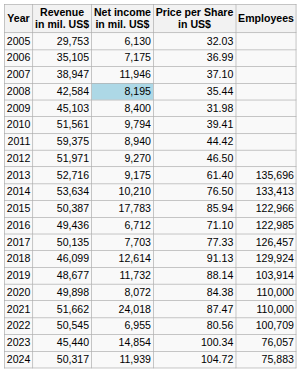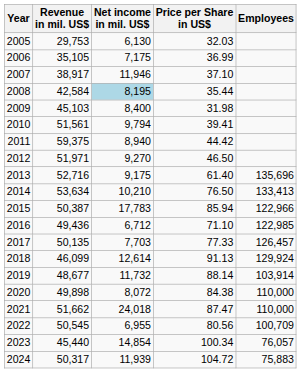(73, 74) 38,947 -> (73, 74) 38,917
